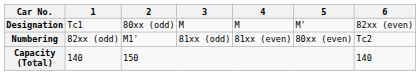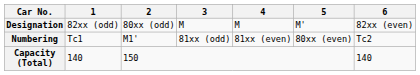(75, 25) Tc1 -> (93, 25) 82xx (odd)
(93, 39) 82xx (odd) -> (75, 39) Tc1
